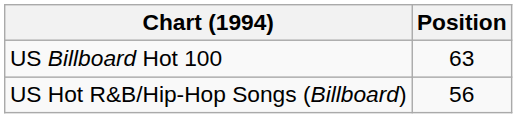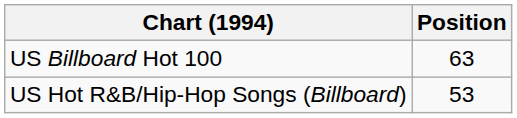(462, 94) 56 -> (462, 94) 53
